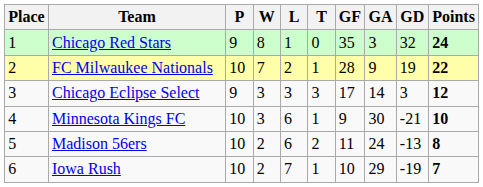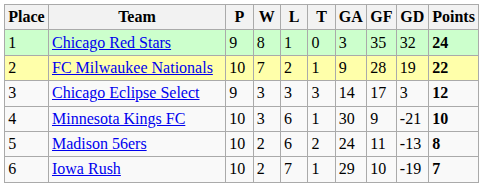columns swapped: (350, 17) <-> (380, 17)
